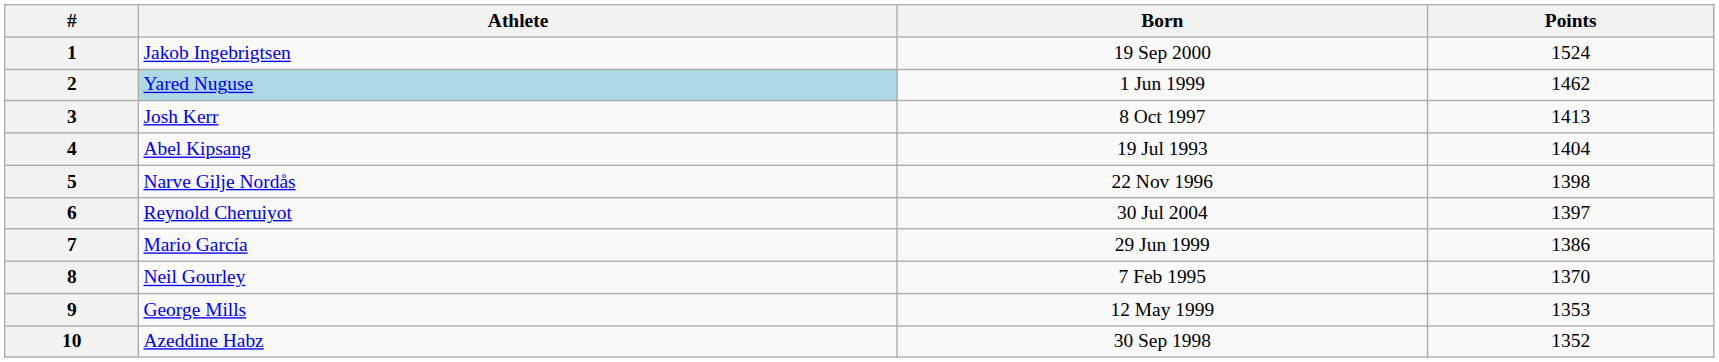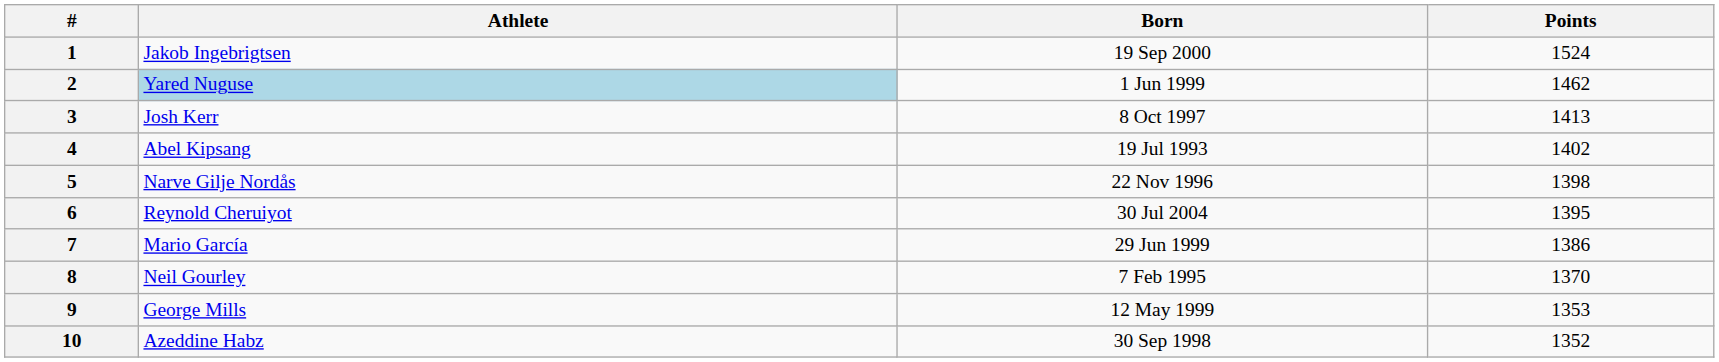(1571, 149) 1404 -> (1571, 149) 1402
(1571, 213) 1397 -> (1571, 213) 1395
